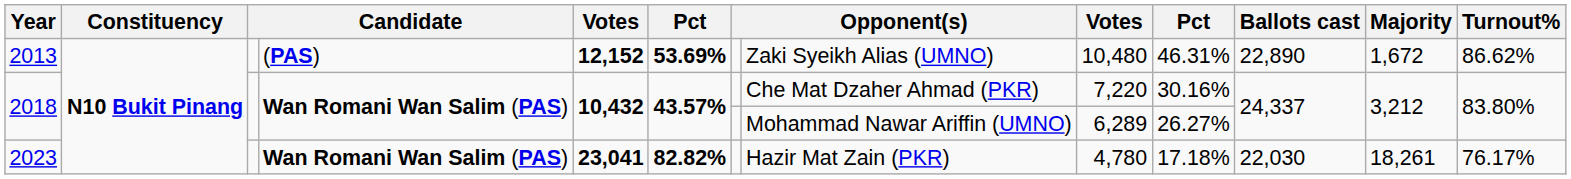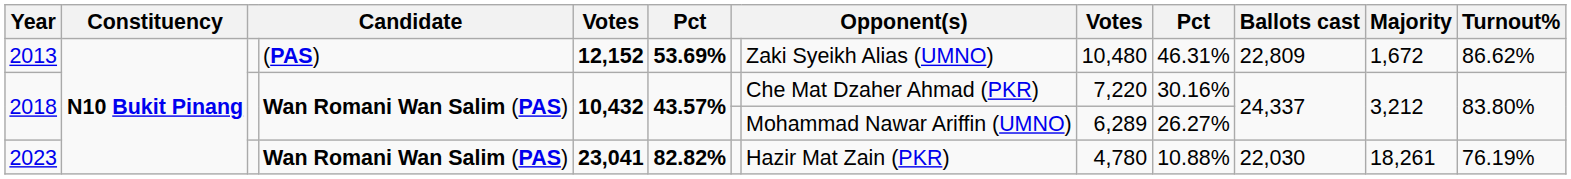(1272, 56) 22,890 -> (1272, 56) 22,809
(1193, 157) 17.18% -> (1193, 157) 10.88%
(1498, 157) 76.17% -> (1498, 157) 76.19%
